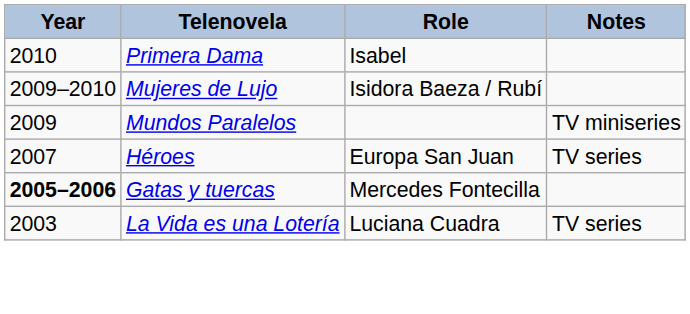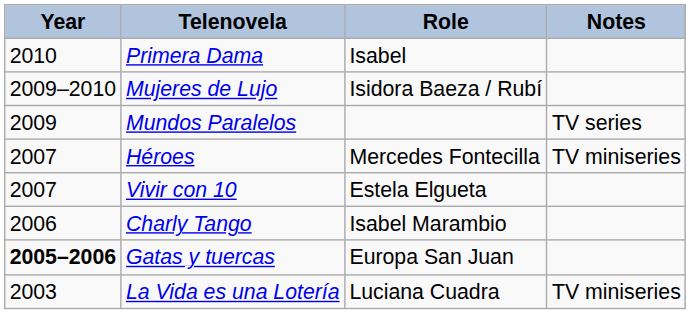(616, 123) TV miniseries -> (597, 123) TV series
(432, 156) Europa San Juan -> (445, 156) Mercedes Fontecilla
(597, 156) TV series -> (616, 156) TV miniseries
+ row: (181, 190)
+ row: (189, 224)
(445, 190) Mercedes Fontecilla -> (432, 258) Europa San Juan
(597, 224) TV series -> (616, 291) TV miniseries
